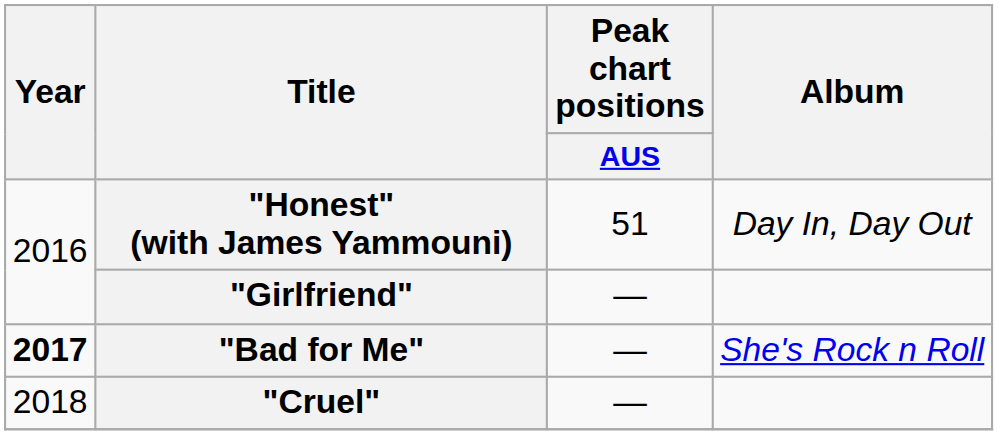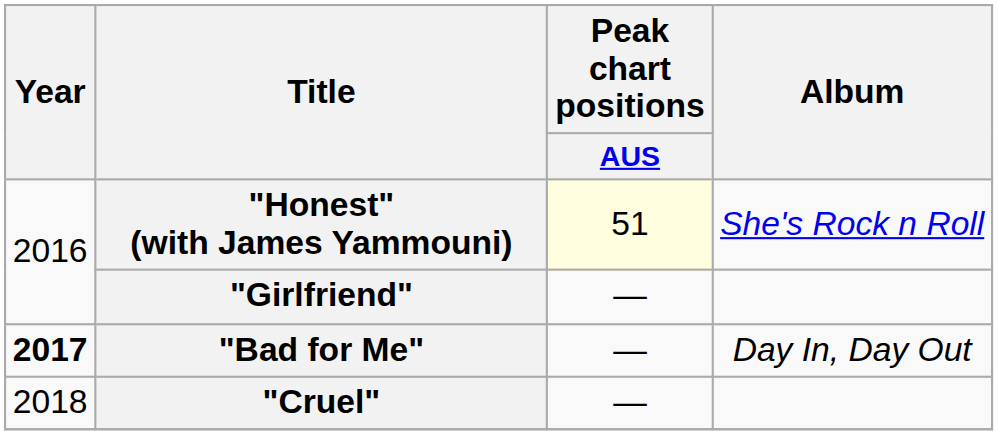(630, 223) no background -> (630, 223) lightyellow background
(852, 223) Day In, Day Out -> (852, 223) She's Rock n Roll
(852, 349) She's Rock n Roll -> (852, 349) Day In, Day Out
